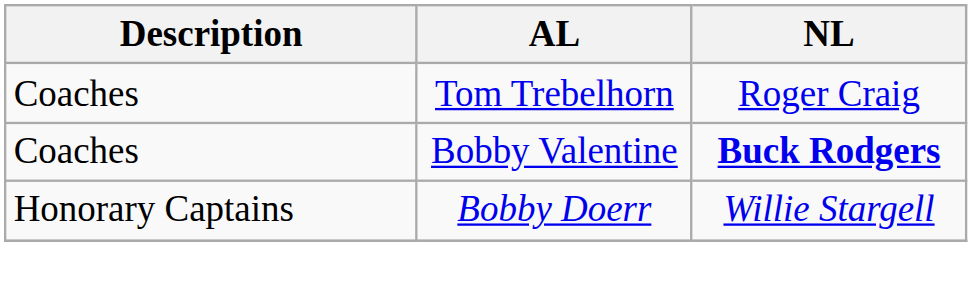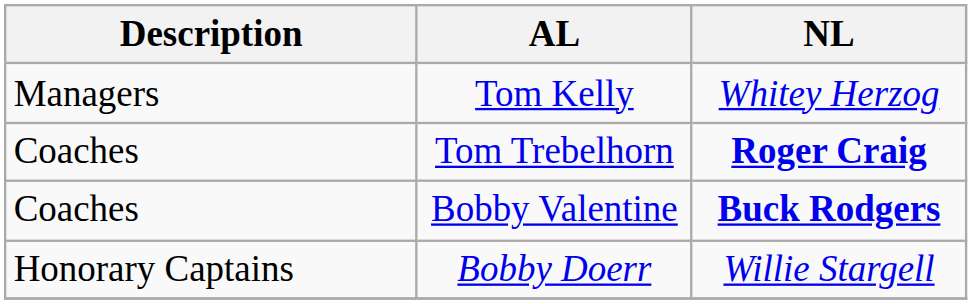+ row: (554, 92)
(829, 92) normal -> (829, 151) bold
